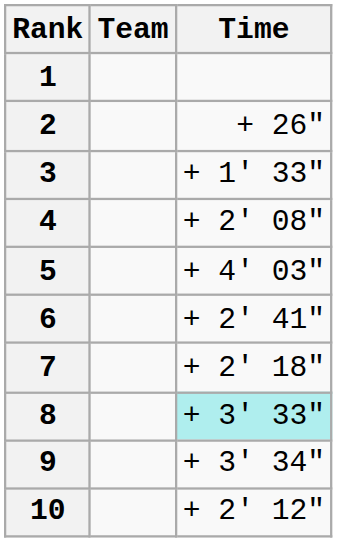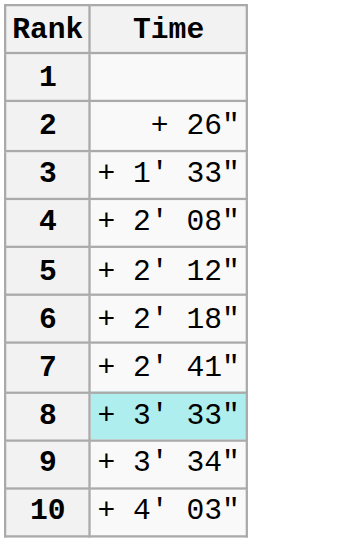- column: (133, 29)
(254, 271) + 4' 03" -> (169, 271) + 2' 12"
(254, 319) + 2' 41" -> (169, 319) + 2' 18"
(254, 367) + 2' 18" -> (169, 367) + 2' 41"
(254, 512) + 2' 12" -> (169, 512) + 4' 03"
